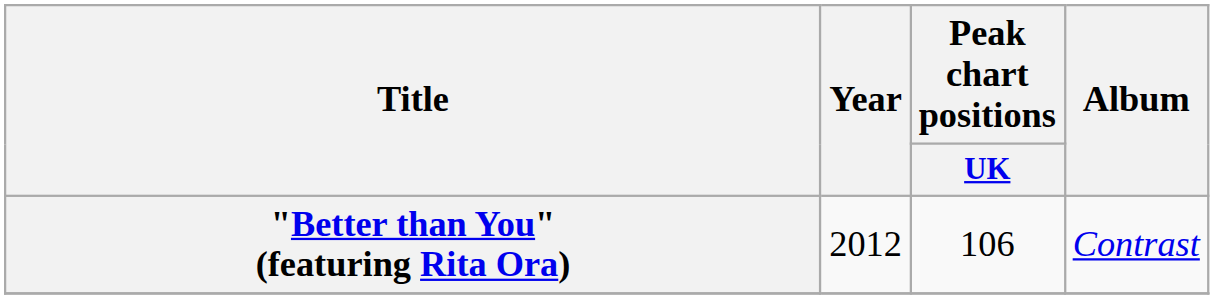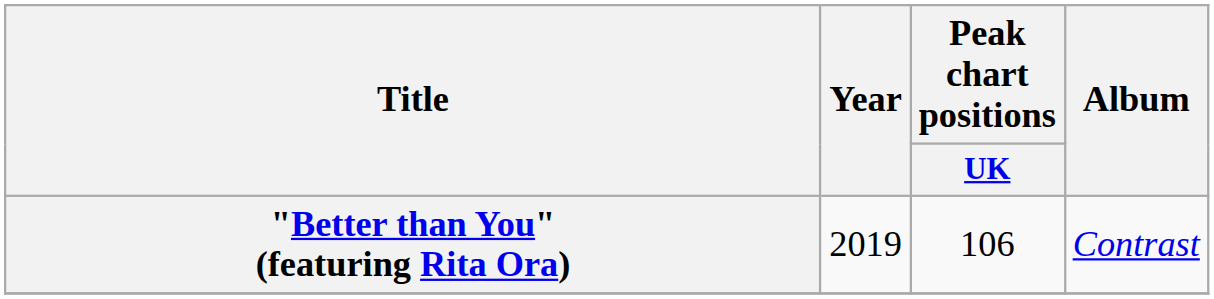(866, 243) 2012 -> (866, 243) 2019
